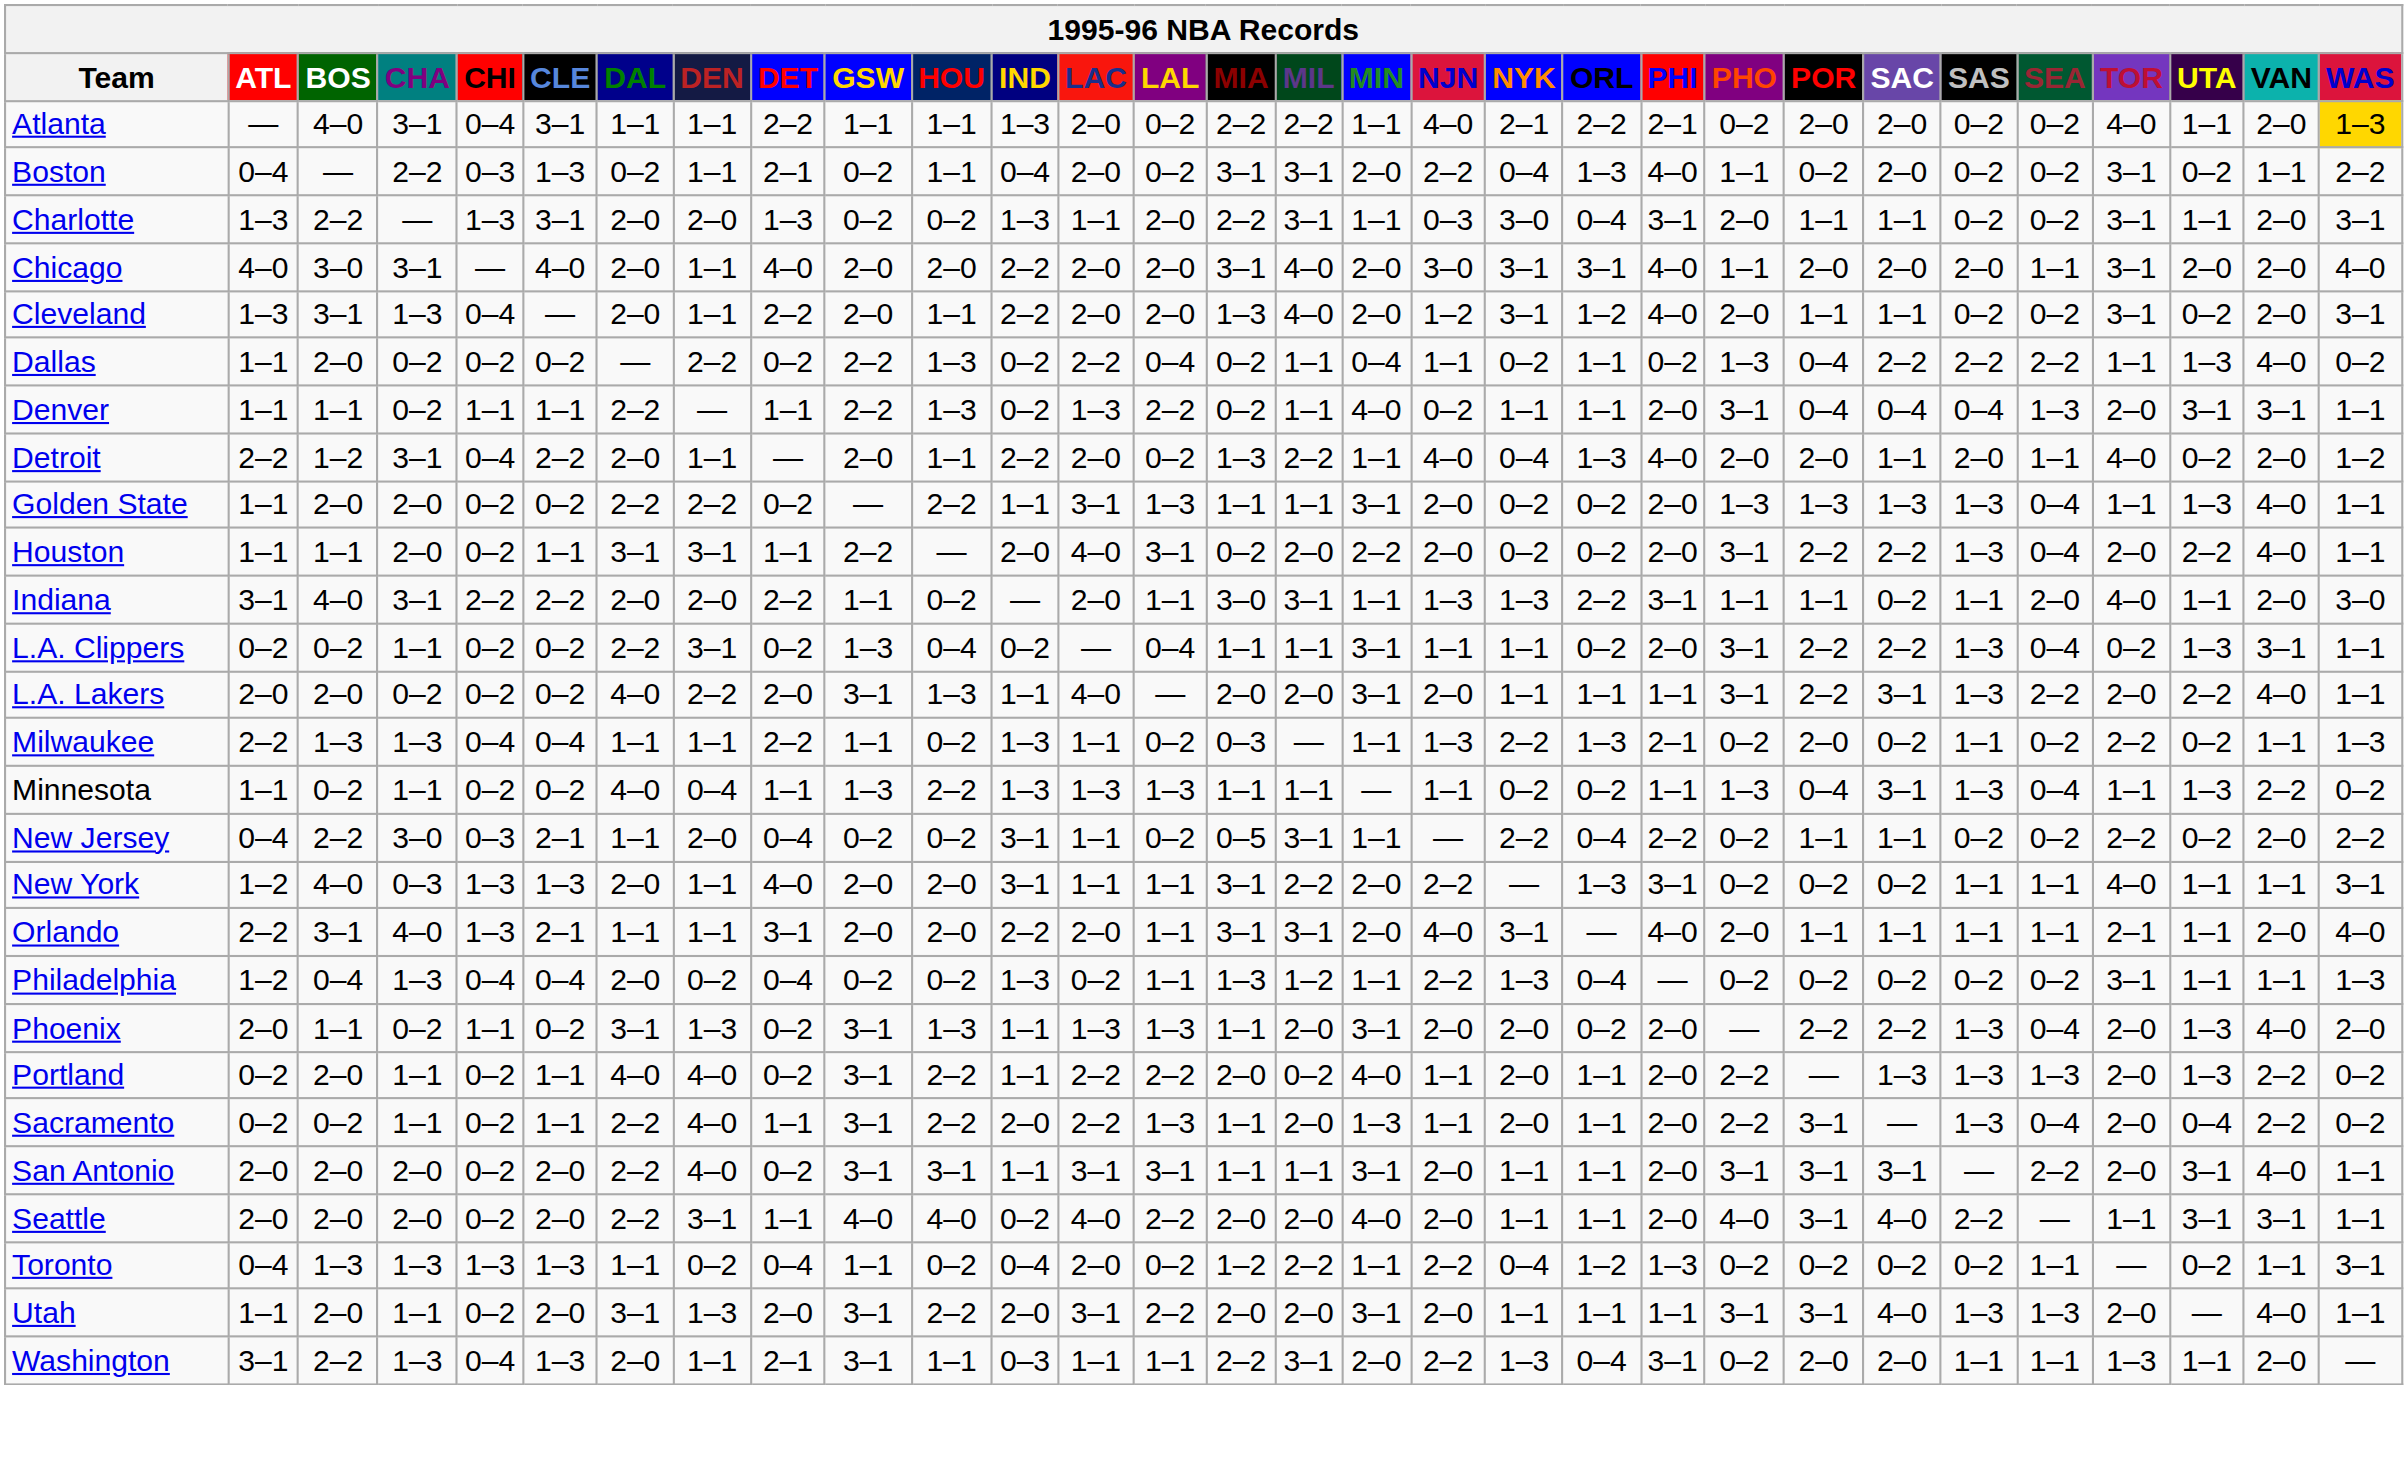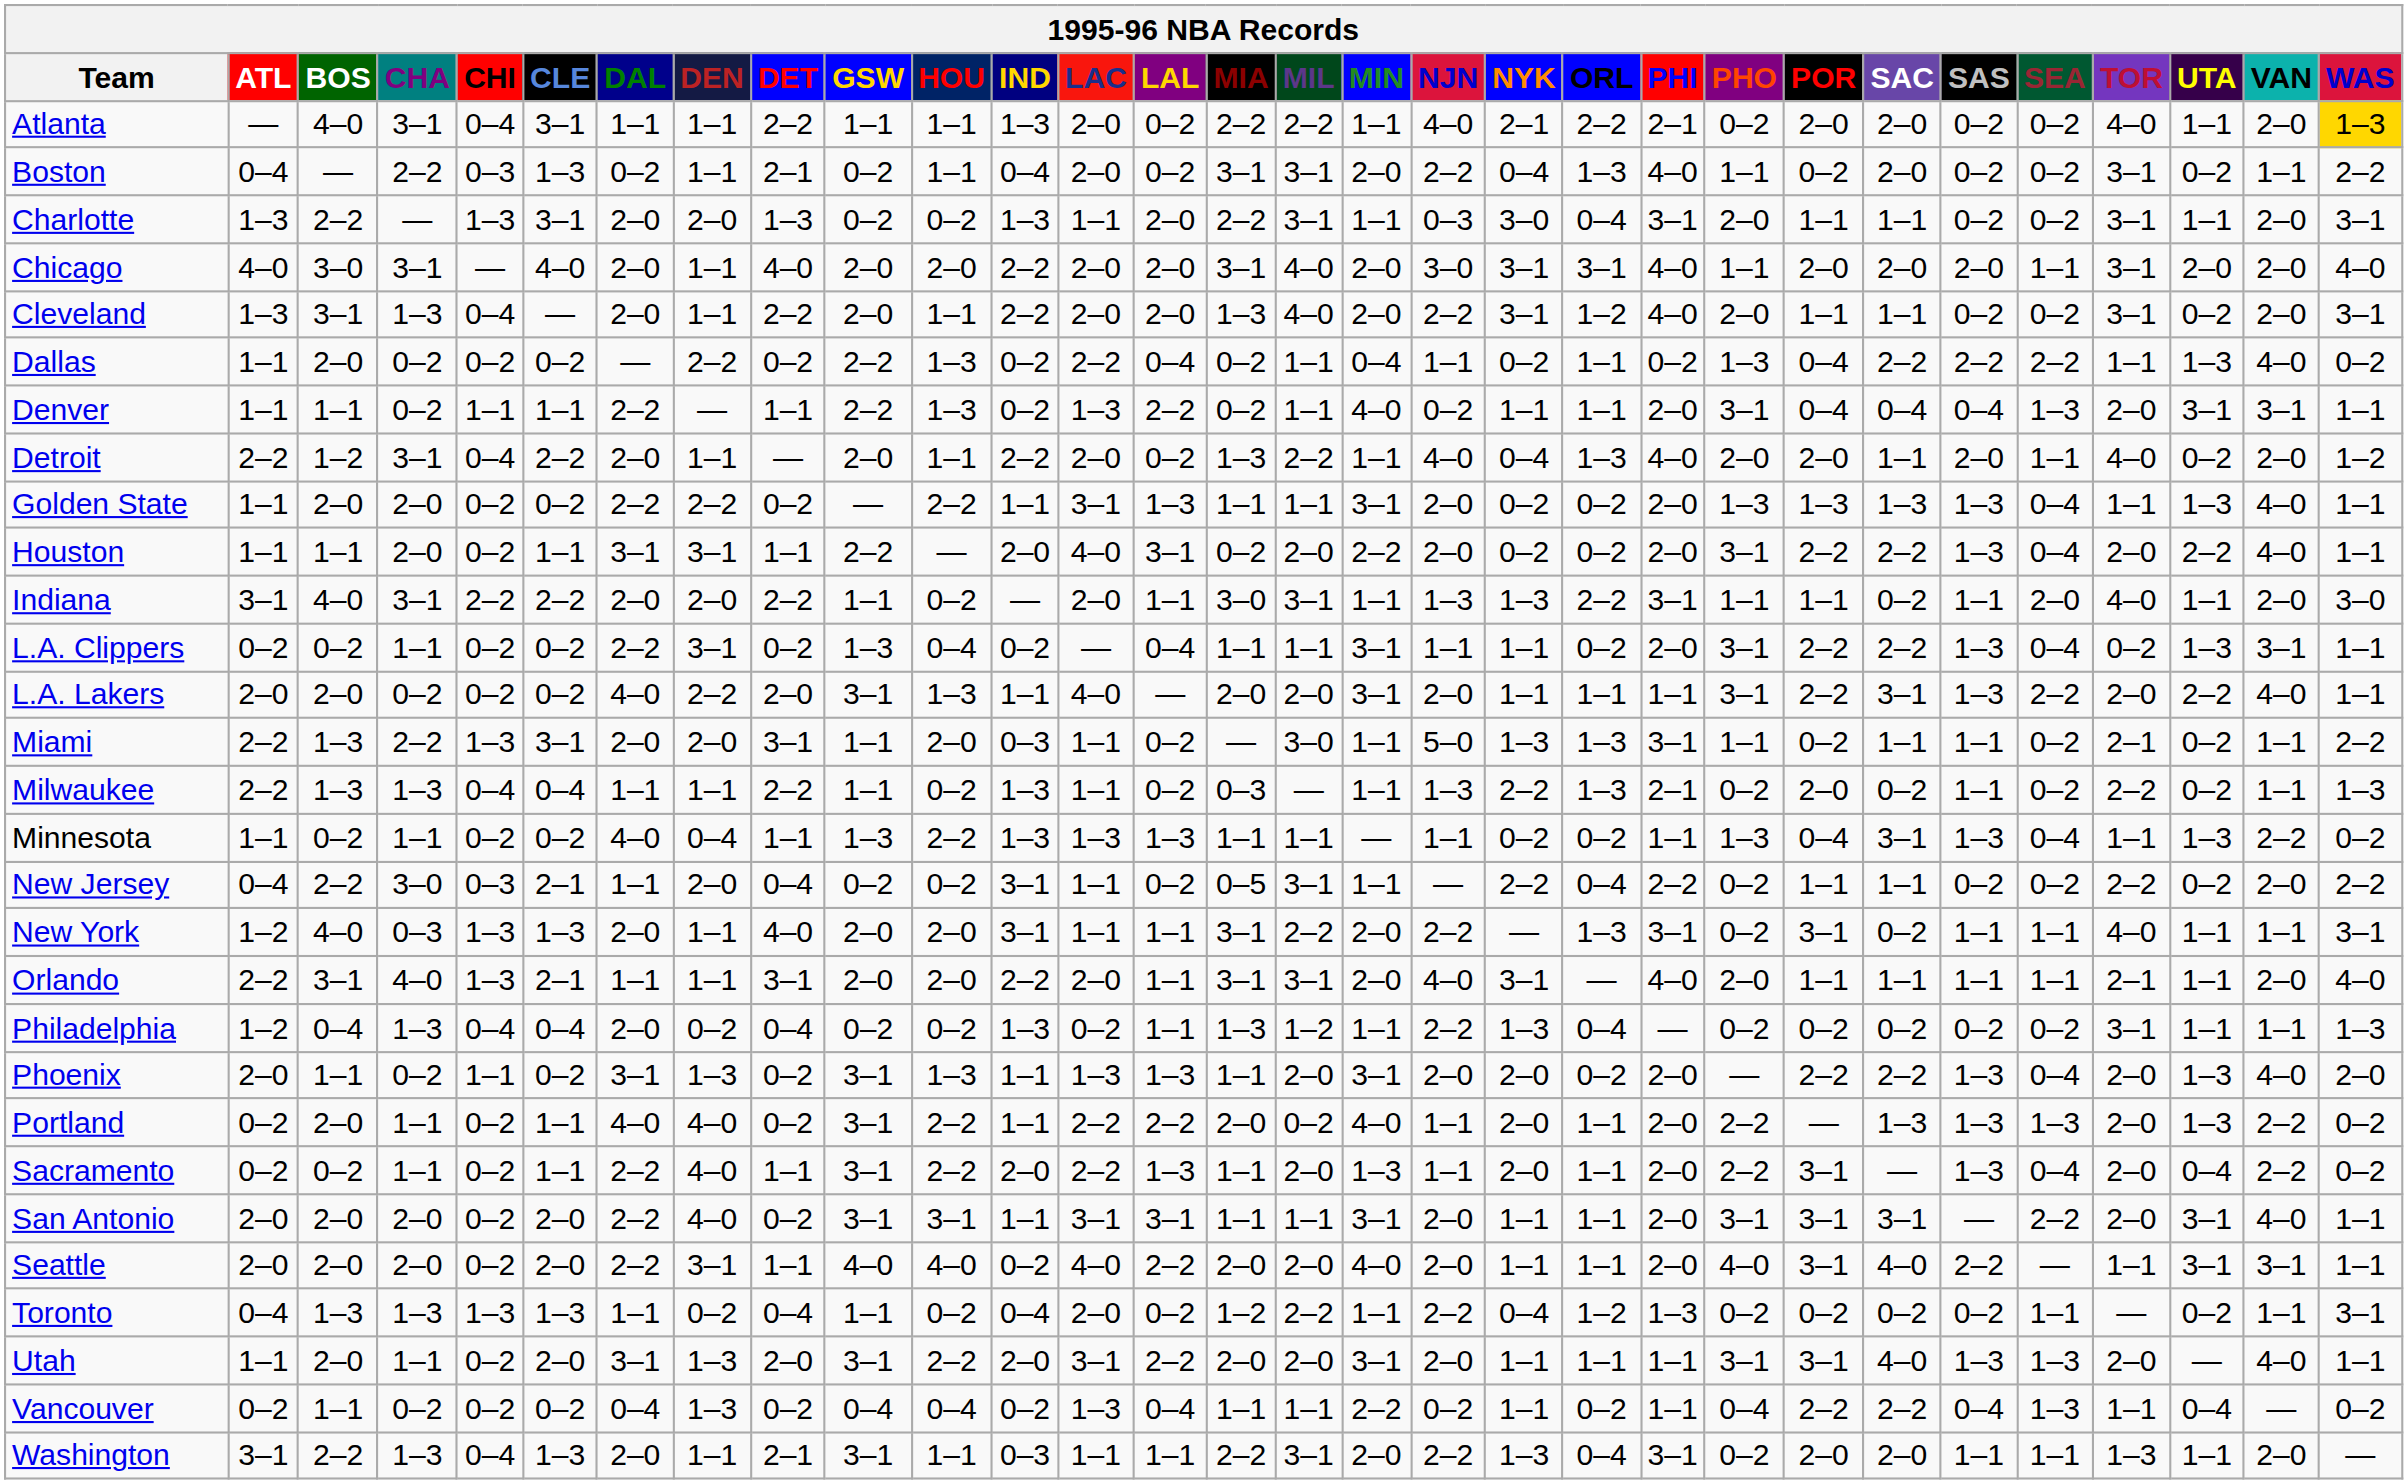(1448, 314) 1–2 -> (1448, 314) 2–2
+ row: (52, 742)
(1824, 885) 0–2 -> (1824, 933) 3–1
+ row: (83, 1408)
